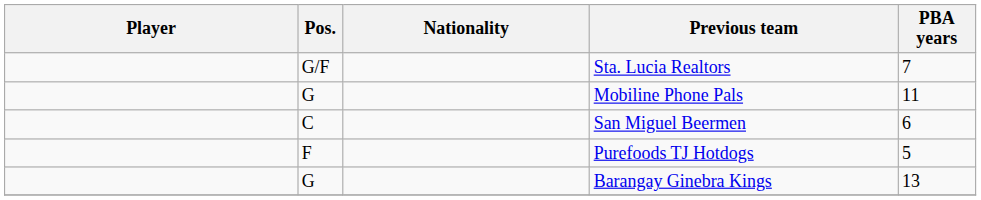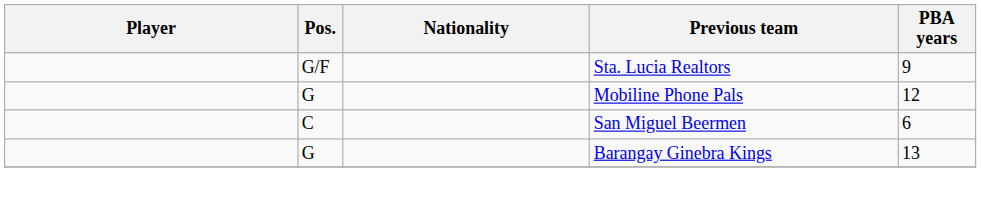(907, 67) 7 -> (907, 67) 9
(911, 95) 11 -> (911, 95) 12
- row: (674, 152)
